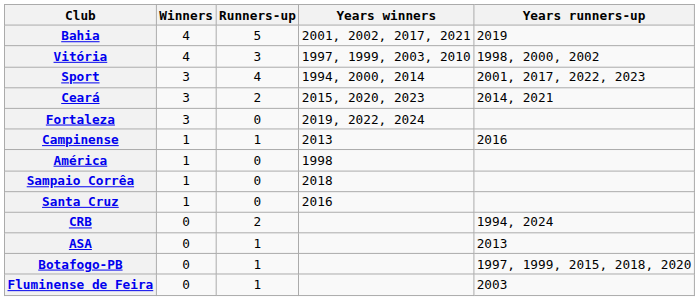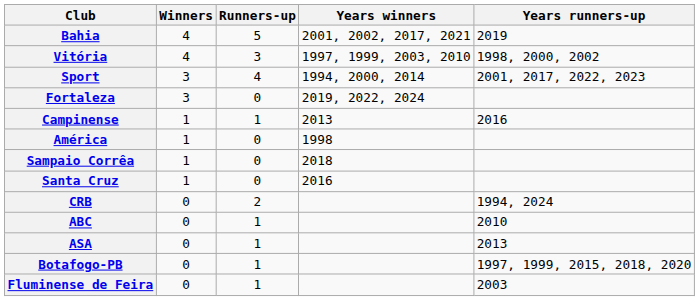- row: (80, 98)
+ row: (80, 223)
